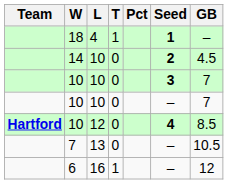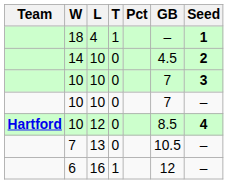columns swapped: (207, 15) <-> (170, 15)
